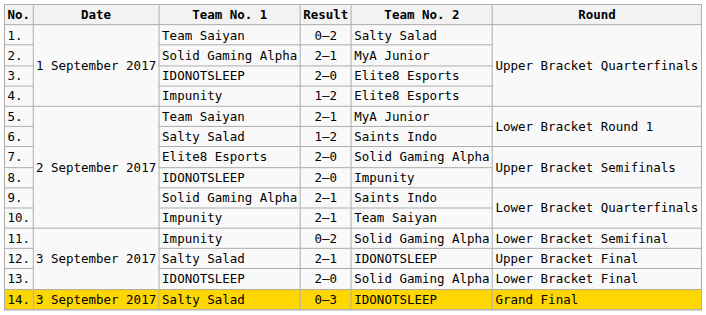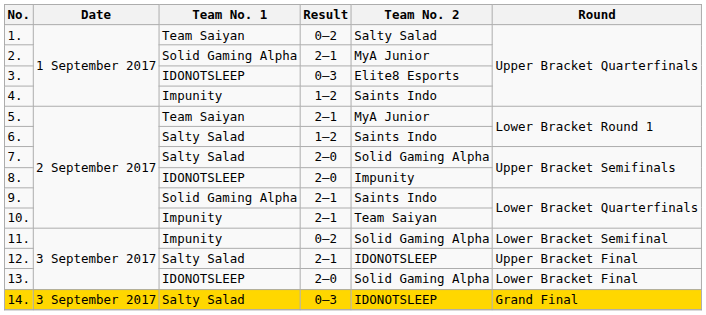(326, 76) 2–0 -> (326, 76) 0–3
(407, 96) Elite8 Esports -> (396, 96) Saints Indo
(215, 157) Elite8 Esports -> (203, 157) Salty Salad
